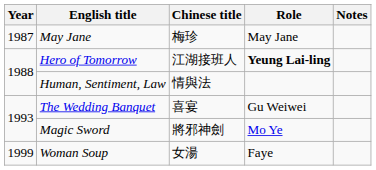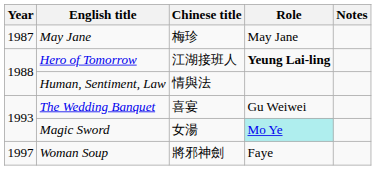(198, 129) 將邪神劍 -> (185, 129) 女湯
(265, 130) no background -> (265, 130) paleturquoise background
(21, 153) 1999 -> (21, 153) 1997
(185, 152) 女湯 -> (198, 152) 將邪神劍
